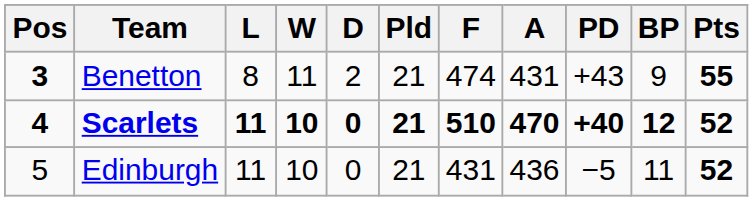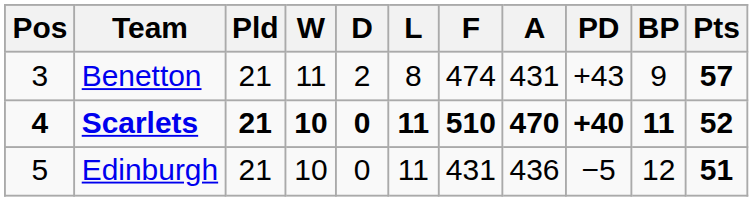columns swapped: (409, 28) <-> (251, 28)
(40, 75) bold -> (40, 75) normal
(716, 75) 55 -> (716, 75) 57
(659, 123) 12 -> (659, 123) 11
(659, 170) 11 -> (659, 170) 12
(716, 170) 52 -> (716, 170) 51
